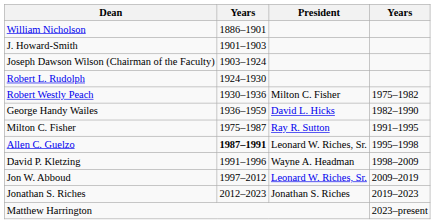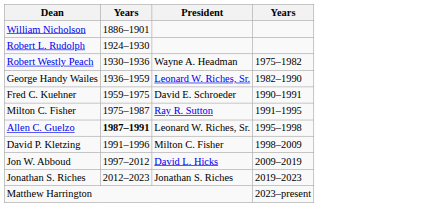- row: (42, 45)
- row: (111, 62)
(306, 95) Milton C. Fisher -> (196, 62) Wayne A. Headman
(303, 111) David L. Hicks -> (202, 78) Leonard W. Riches, Sr.
+ row: (42, 95)
(313, 161) Wayne A. Headman -> (189, 144) Milton C. Fisher
(319, 177) Leonard W. Riches, Sr. -> (186, 161) David L. Hicks
